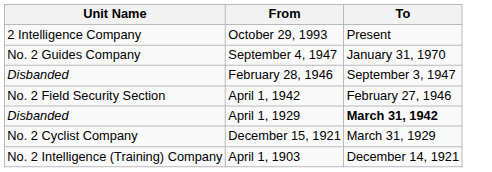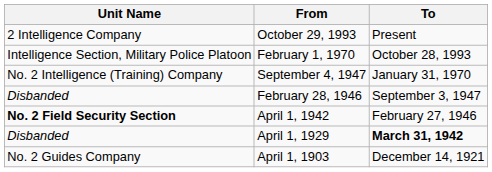+ row: (306, 55)
(74, 55) No. 2 Guides Company -> (115, 75) No. 2 Intelligence (Training) Company
(86, 95) normal -> (92, 116) bold
- row: (285, 136)
(115, 156) No. 2 Intelligence (Training) Company -> (74, 156) No. 2 Guides Company
